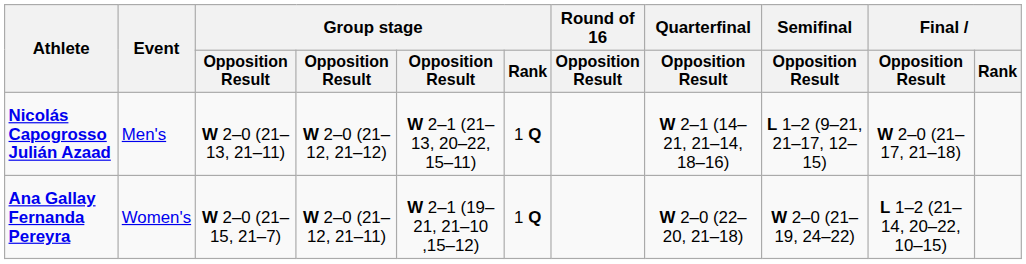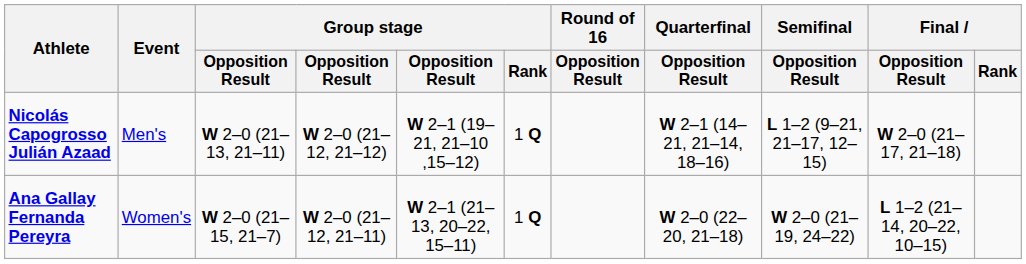(451, 144) W 2–1 (21–13, 20–22, 15–11) -> (451, 144) W 2–1 (19–21, 21–10 ,15–12)
(451, 227) W 2–1 (19–21, 21–10 ,15–12) -> (451, 227) W 2–1 (21–13, 20–22, 15–11)
